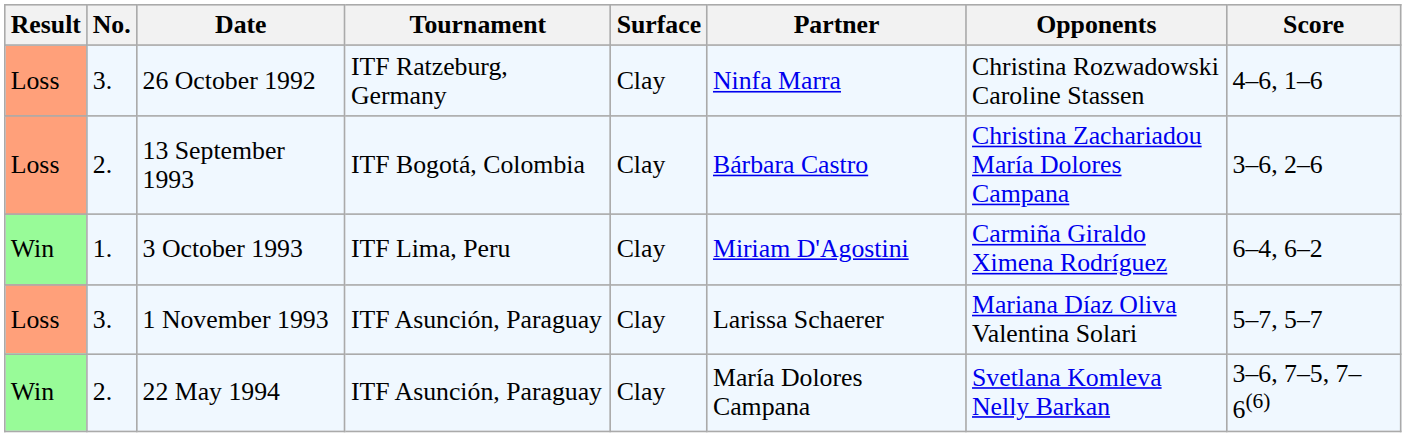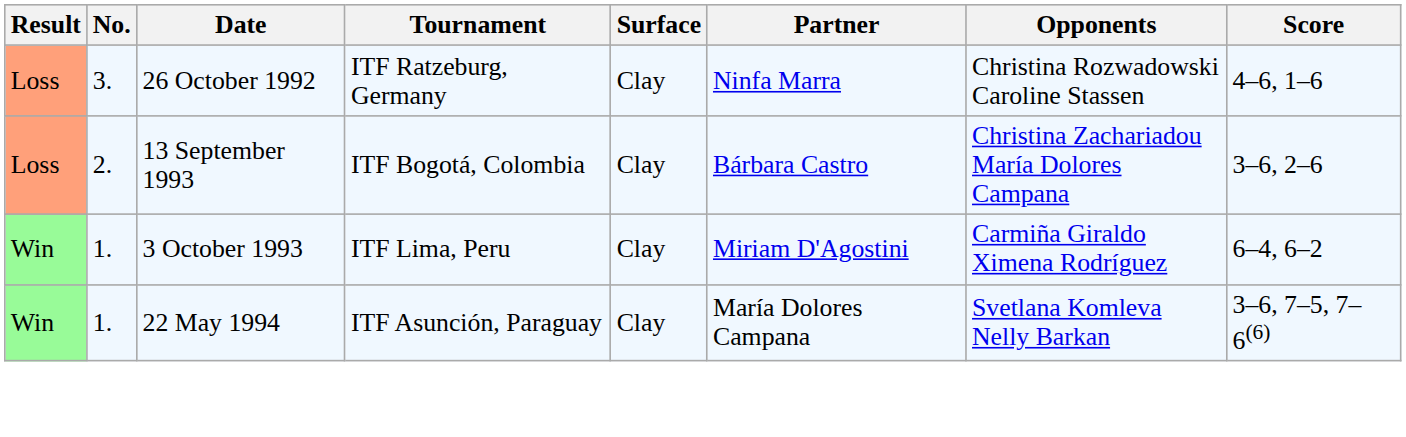- row: (236, 318)
(102, 392) 2. -> (102, 322) 1.
